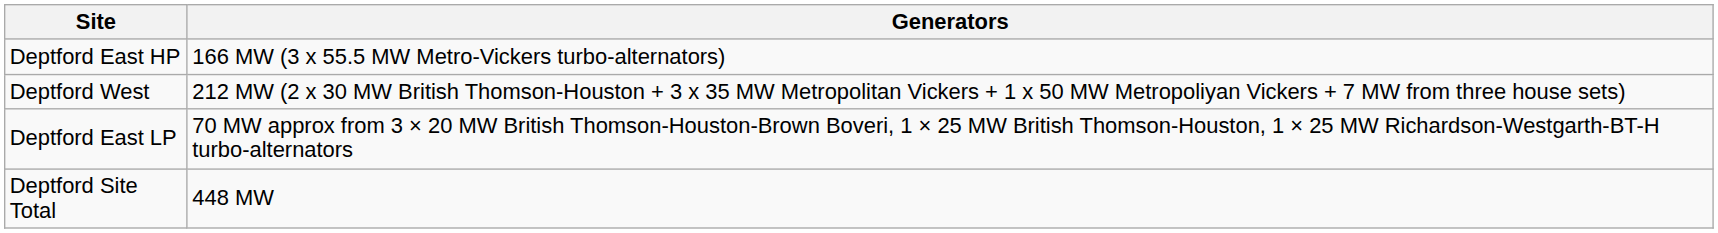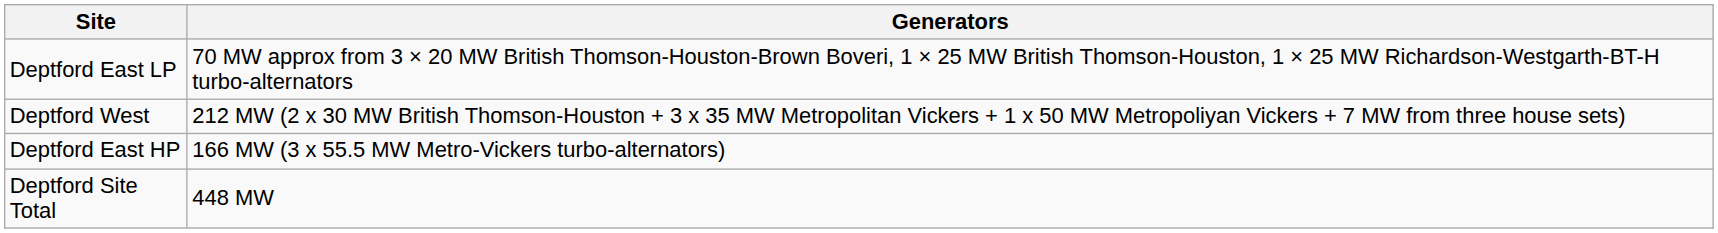rows swapped: (93, 138) <-> (95, 56)
